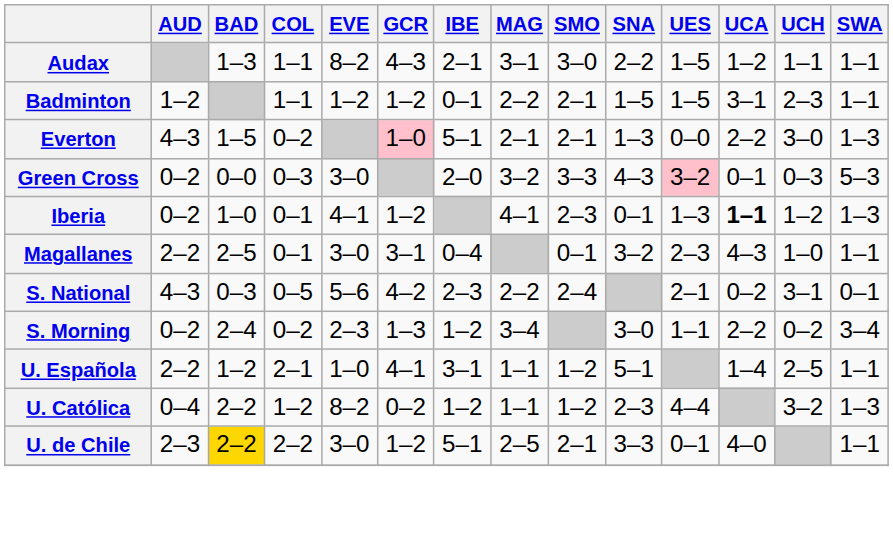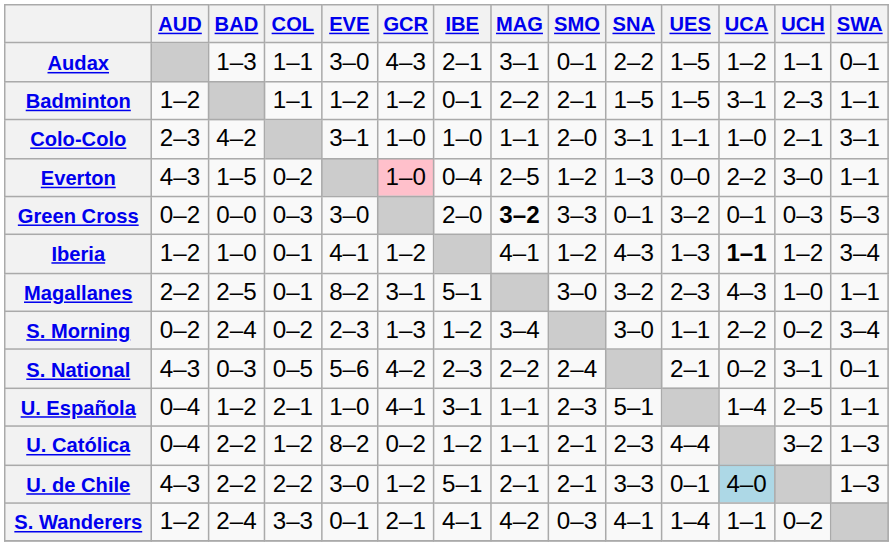(349, 61) 8–2 -> (349, 61) 3–0
(577, 61) 3–0 -> (577, 61) 0–1
(860, 61) 1–1 -> (860, 61) 0–1
+ row: (78, 140)
(462, 138) 5–1 -> (462, 176) 0–4
(519, 138) 2–1 -> (519, 176) 2–5
(577, 138) 2–1 -> (577, 176) 1–2
(860, 138) 1–3 -> (860, 176) 1–1
(519, 176) normal -> (519, 215) bold
(634, 176) 4–3 -> (634, 215) 0–1
(690, 176) pink background -> (690, 215) no background
(180, 215) 0–2 -> (180, 253) 1–2
(577, 215) 2–3 -> (577, 253) 1–2
(634, 215) 0–1 -> (634, 253) 4–3
(860, 215) 1–3 -> (860, 253) 3–4
(349, 253) 3–0 -> (349, 291) 8–2
(462, 253) 0–4 -> (462, 291) 5–1
(577, 253) 0–1 -> (577, 291) 3–0
rows swapped: (78, 331) <-> (78, 293)
(180, 368) 2–2 -> (180, 406) 0–4
(577, 368) 1–2 -> (577, 406) 2–3
(577, 406) 1–2 -> (577, 445) 2–1
(180, 445) 2–3 -> (180, 483) 4–3
(236, 445) gold background -> (236, 483) no background
(519, 445) 2–5 -> (519, 483) 2–1
(747, 445) no background -> (747, 483) lightblue background
(860, 445) 1–1 -> (860, 483) 1–3
+ row: (78, 523)
